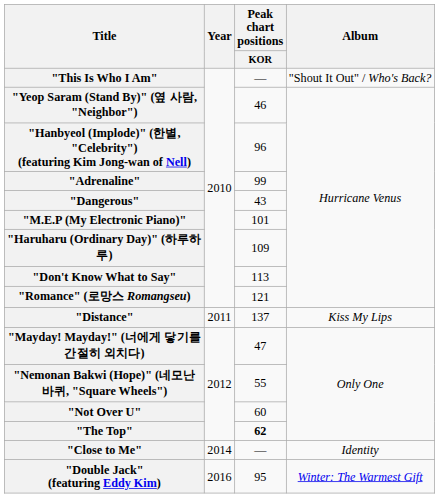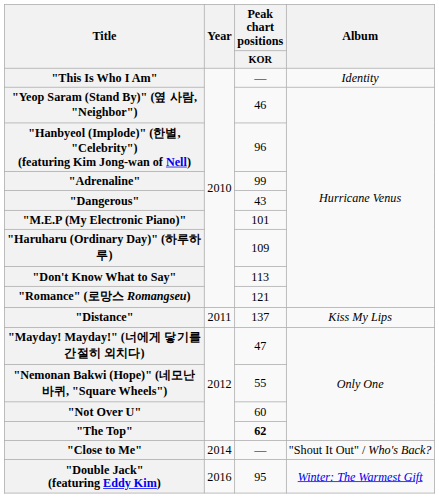(360, 77) "Shout It Out" / Who's Back? -> (360, 77) Identity
(360, 450) Identity -> (360, 450) "Shout It Out" / Who's Back?
